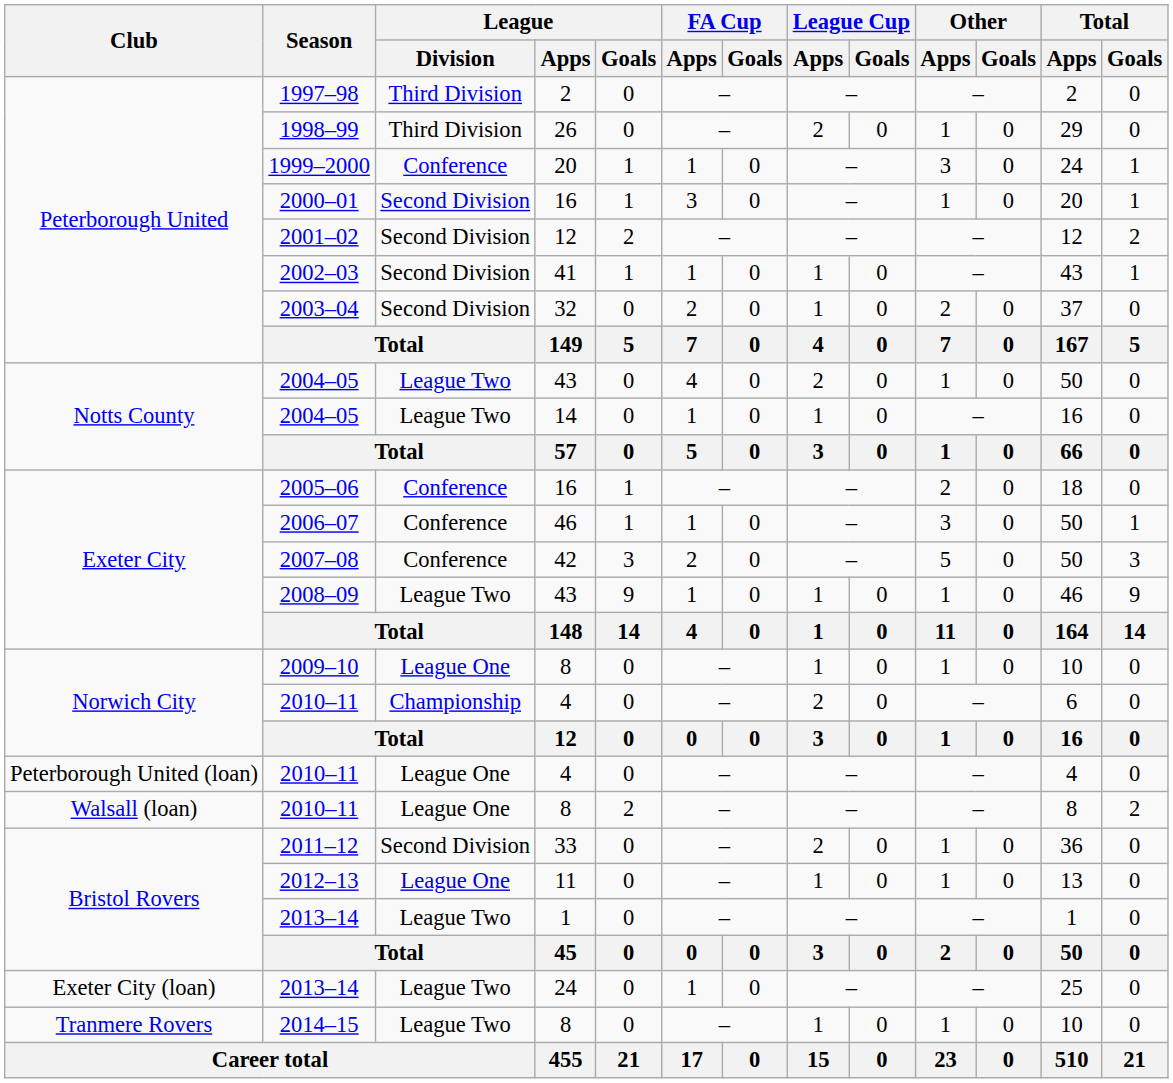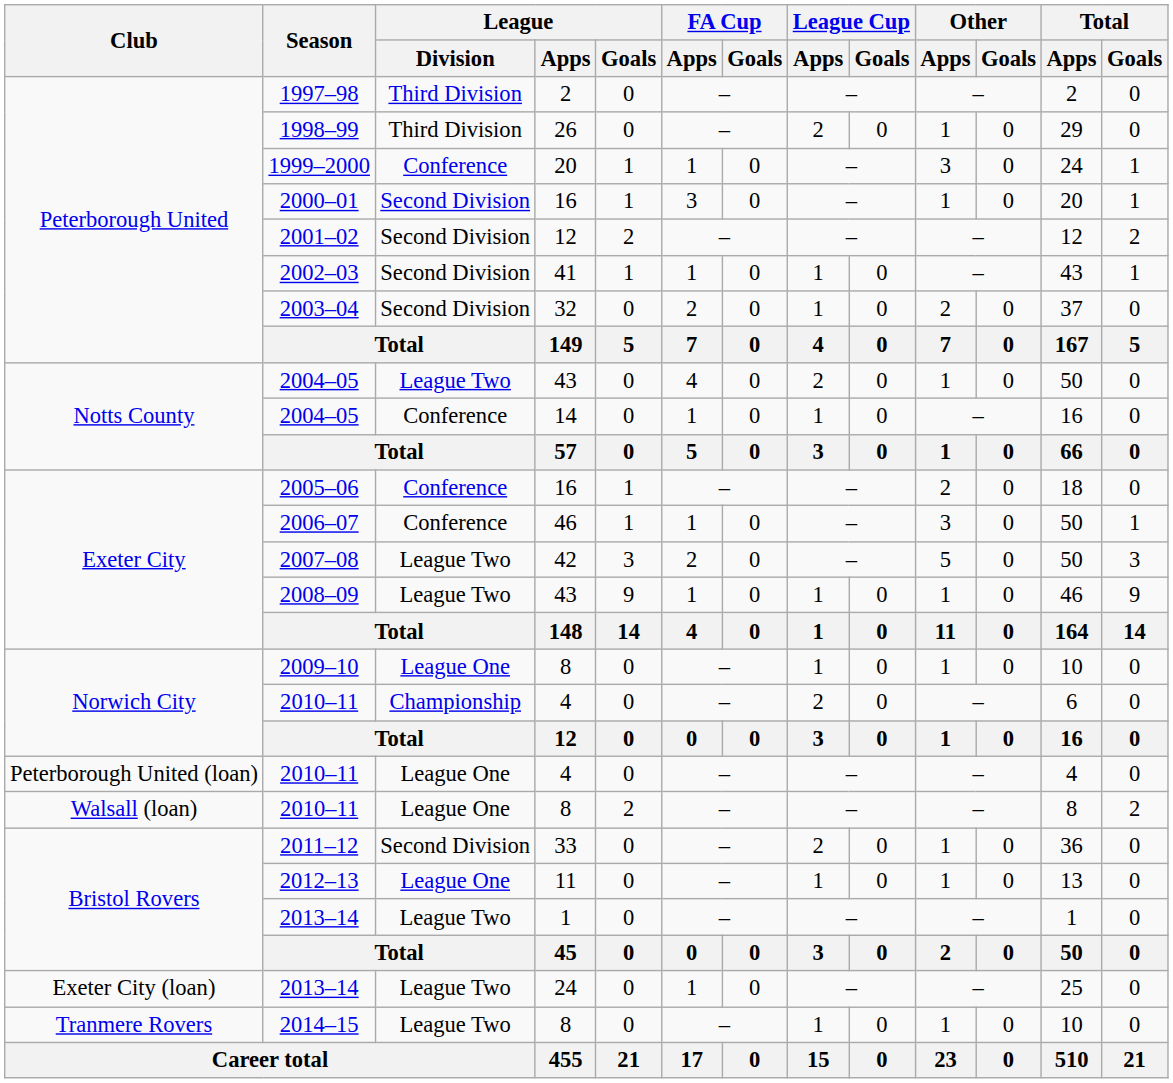(455, 415) League Two -> (455, 415) Conference
(455, 559) Conference -> (455, 559) League Two
